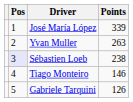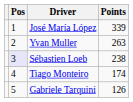(119, 74) 146 -> (119, 74) 174
